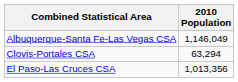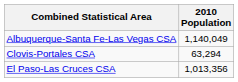(206, 38) 1,146,049 -> (206, 38) 1,140,049
